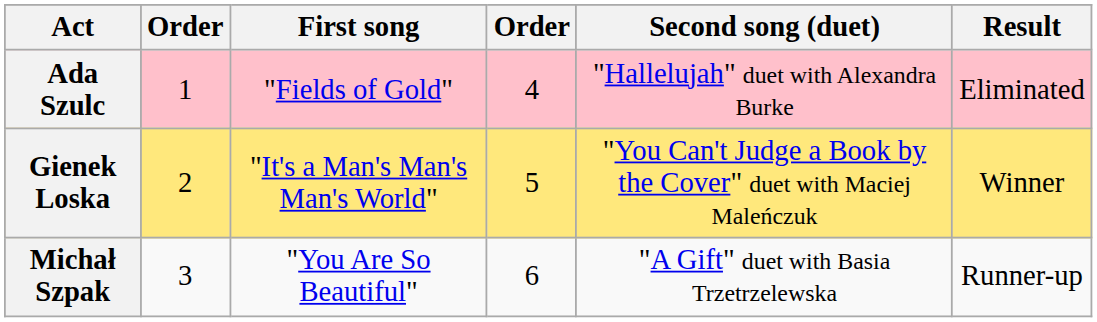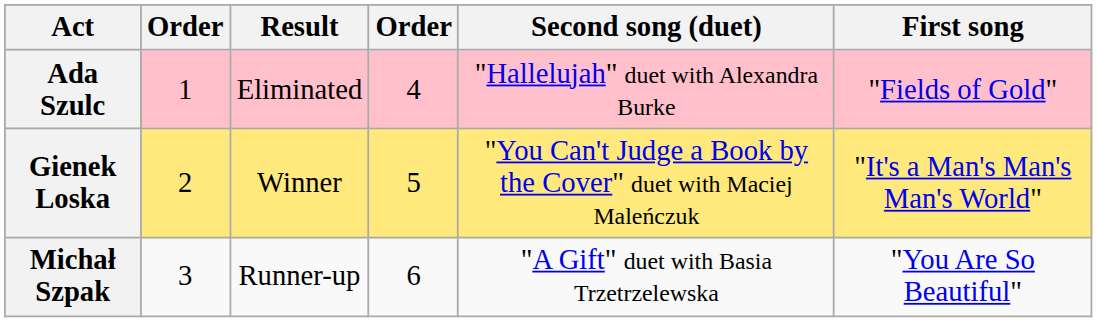columns swapped: (359, 27) <-> (1022, 27)
